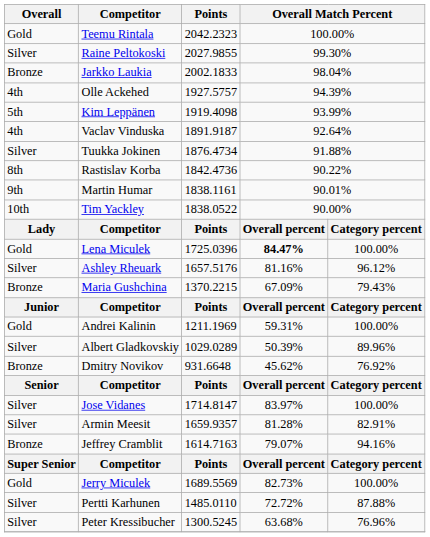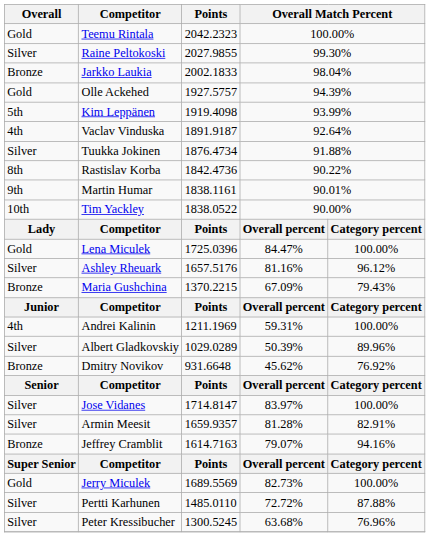(15, 92) 4th -> (20, 92) Gold
(284, 248) bold -> (284, 248) normal
(20, 326) Gold -> (15, 326) 4th
